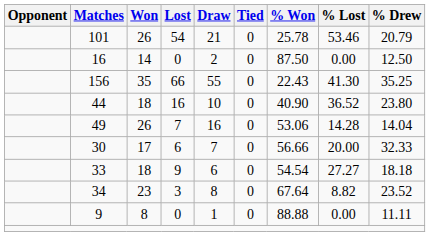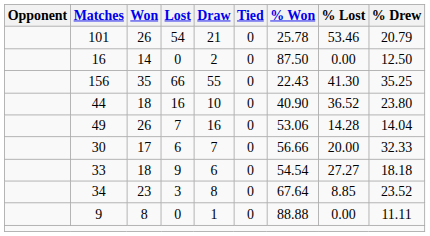(343, 192) 8.82 -> (343, 192) 8.85
